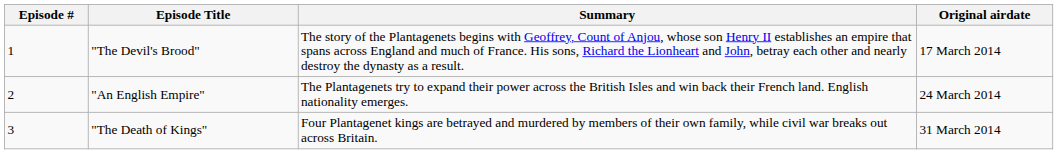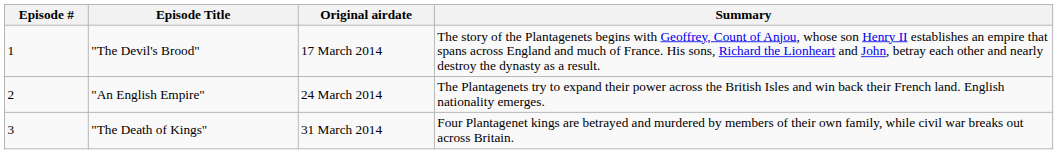columns swapped: (607, 15) <-> (985, 15)
